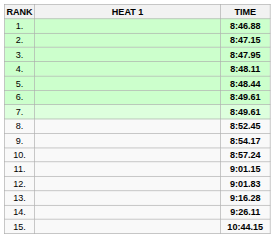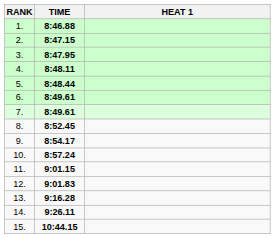columns swapped: (128, 12) <-> (245, 12)
